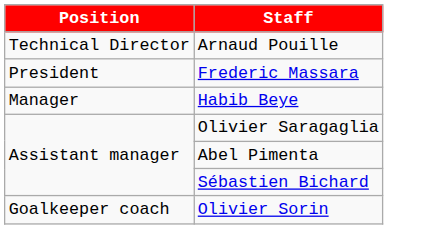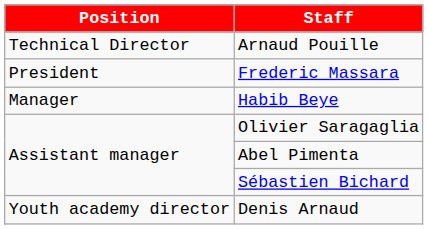- row: (263, 210)
+ row: (298, 210)
